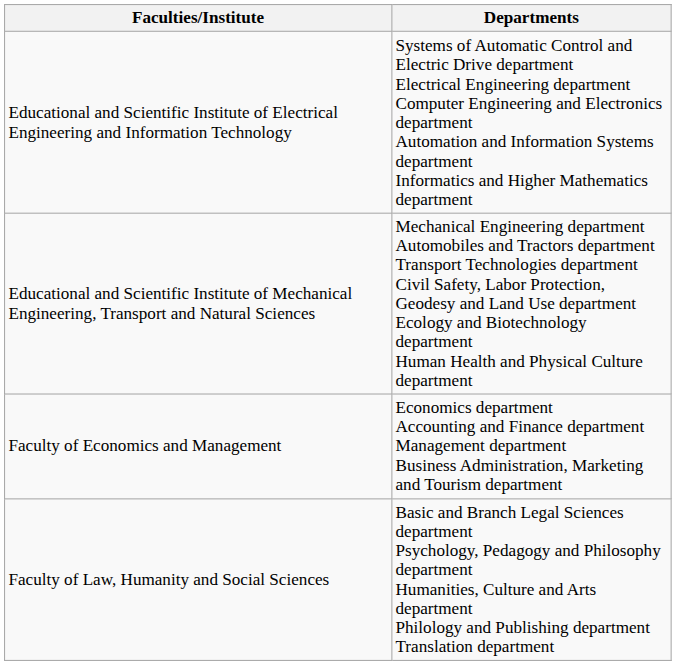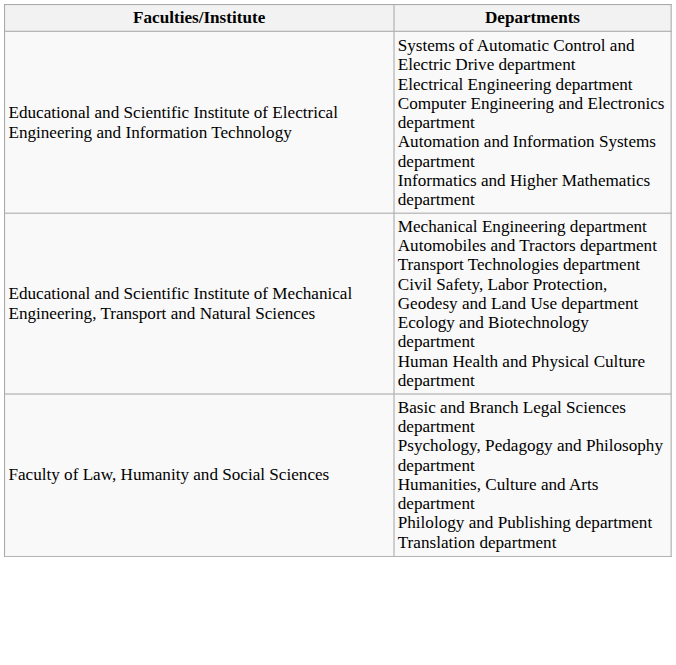- row: (145, 446)
